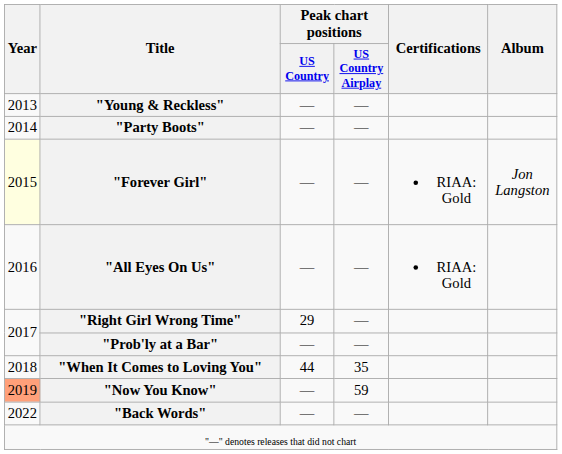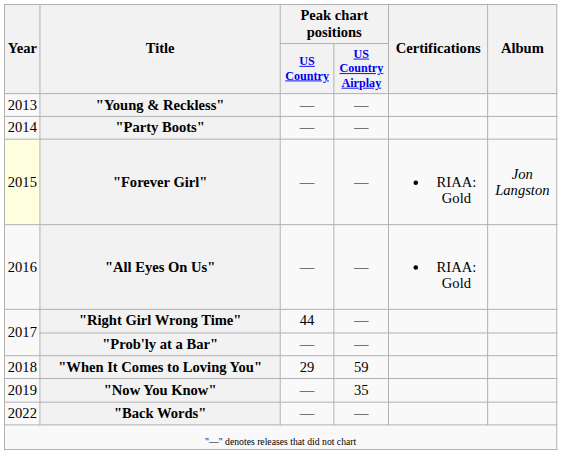(307, 321) 29 -> (307, 321) 44
(307, 367) 44 -> (307, 367) 29
(361, 367) 35 -> (361, 367) 59
(22, 390) lightsalmon background -> (22, 390) no background
(361, 390) 59 -> (361, 390) 35
